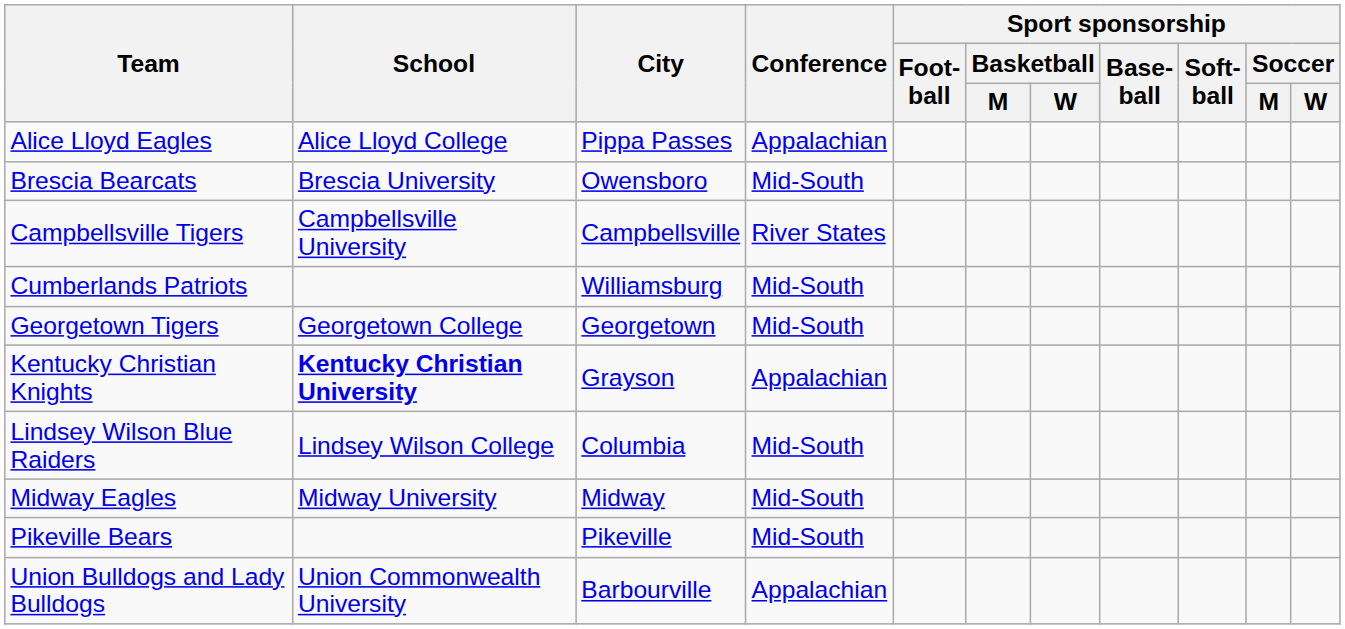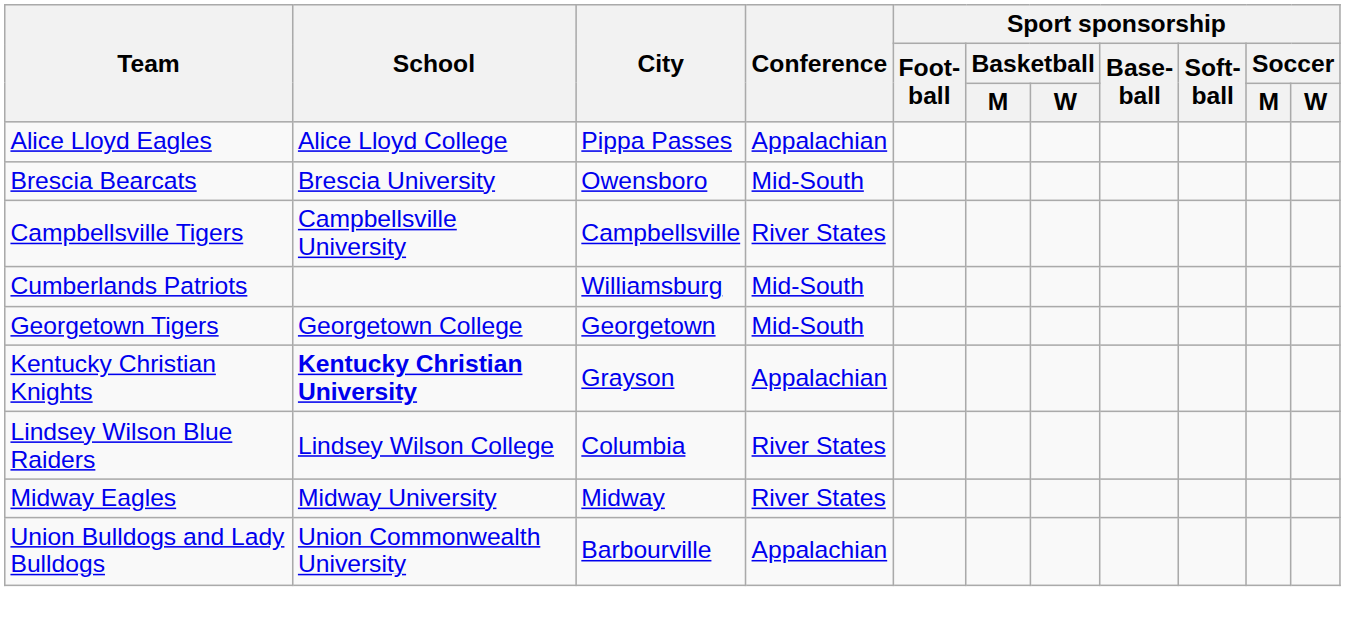(808, 445) Mid-South -> (819, 445) River States
(808, 497) Mid-South -> (819, 497) River States
- row: (91, 537)
